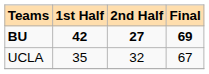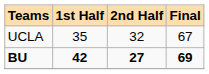rows swapped: (17, 36) <-> (26, 58)
